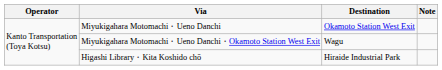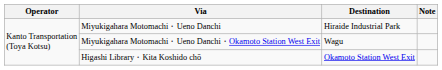(369, 26) Okamoto Station West Exit -> (362, 26) Hiraide Industrial Park
(362, 57) Hiraide Industrial Park -> (369, 57) Okamoto Station West Exit
